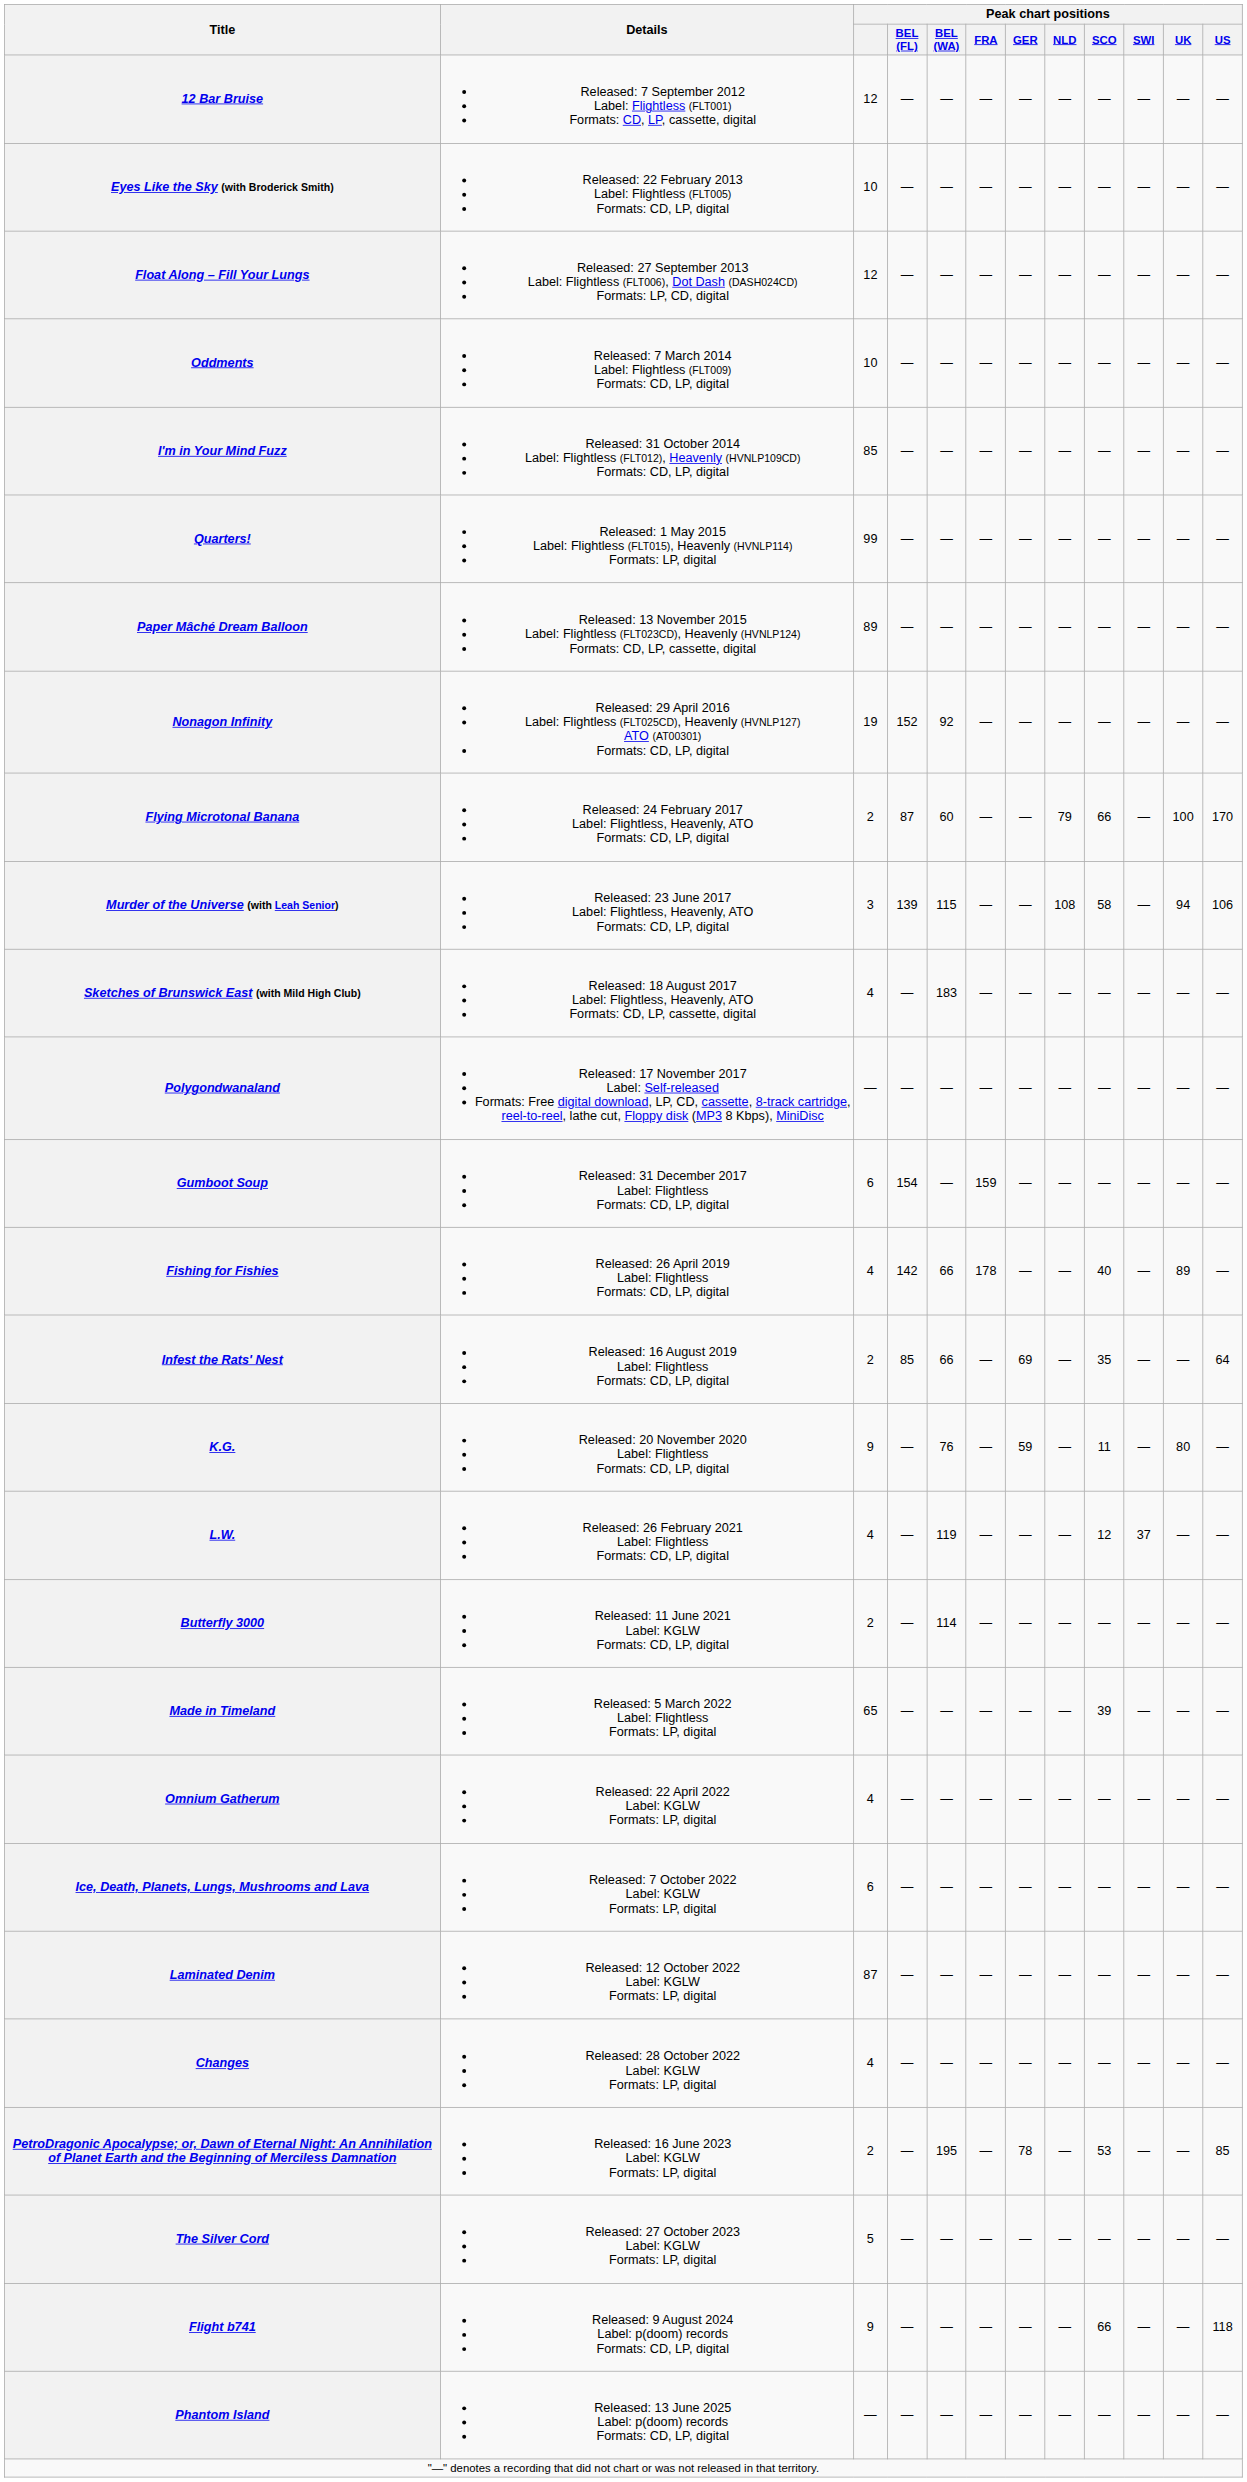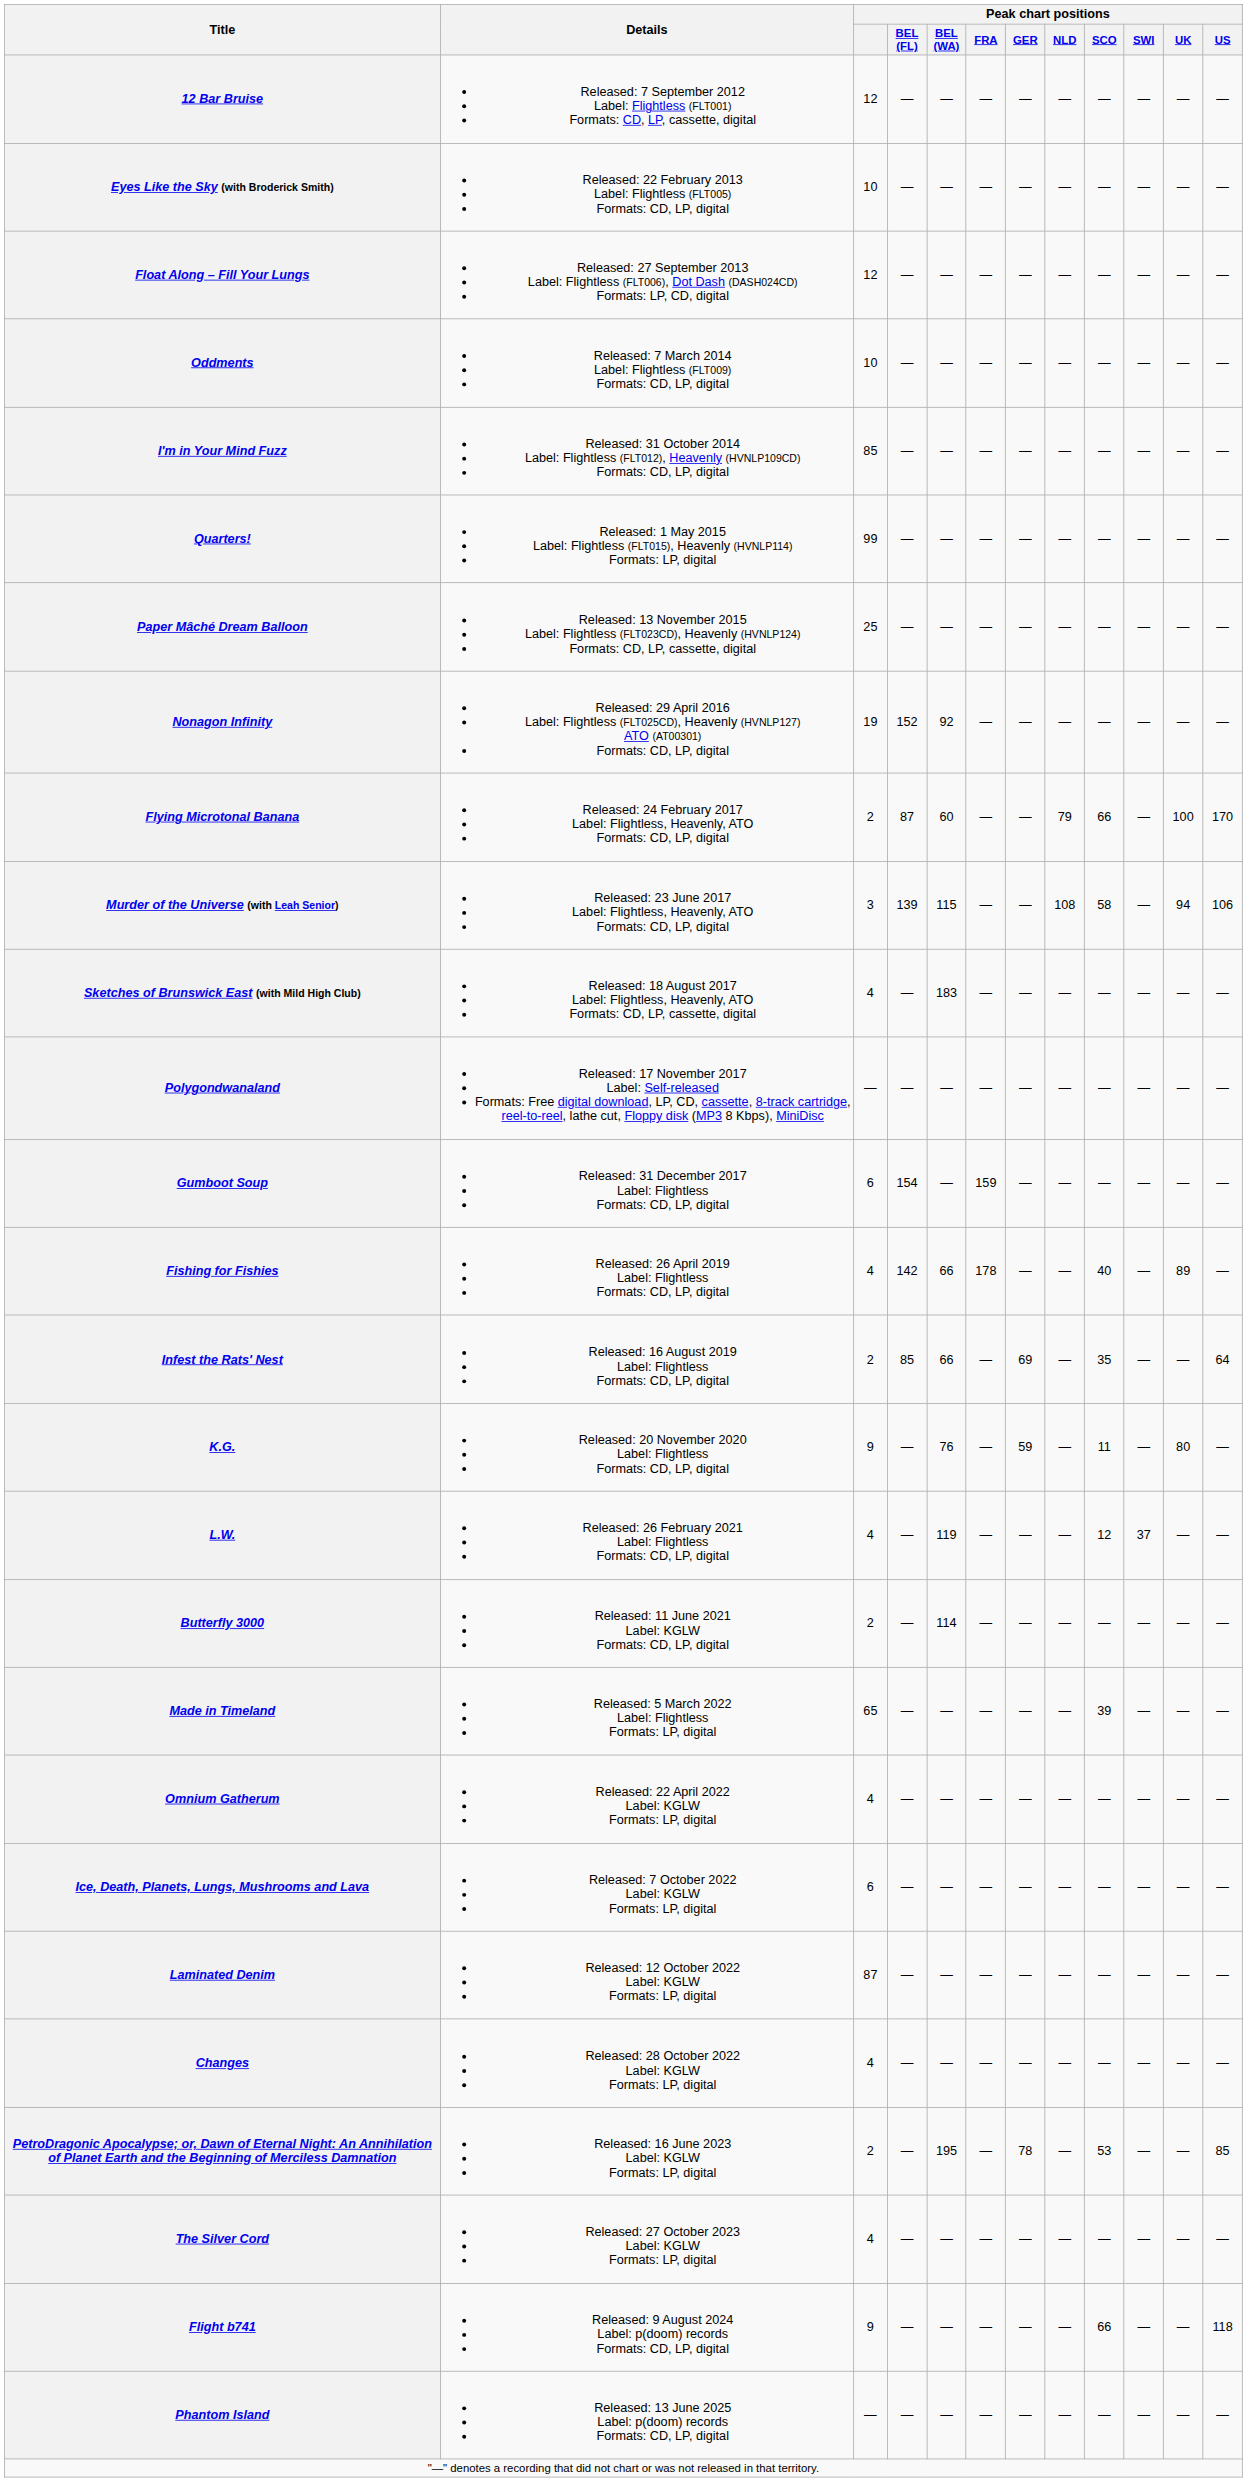(870, 627) 89 -> (870, 627) 25
(870, 2239) 5 -> (870, 2239) 4
